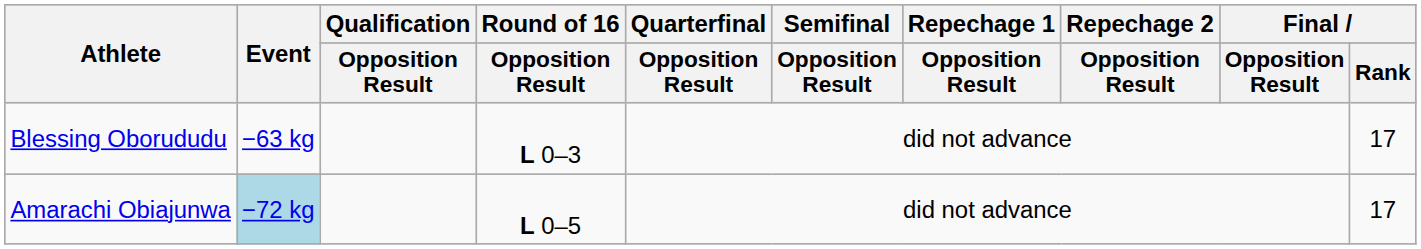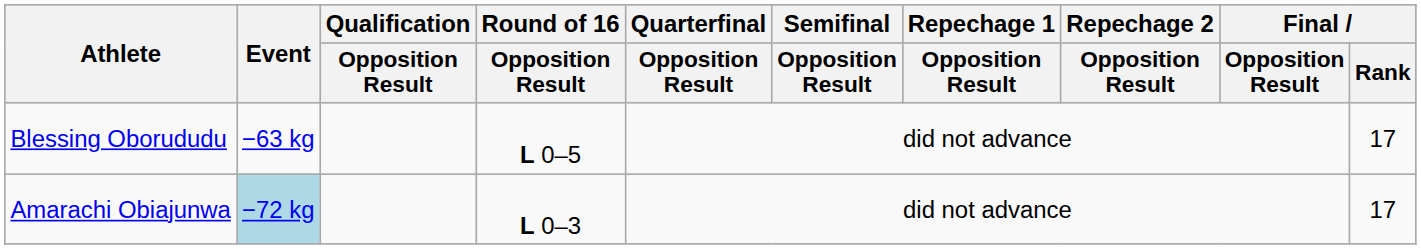(551, 155) L 0–3 -> (551, 155) L 0–5
(551, 226) L 0–5 -> (551, 226) L 0–3
